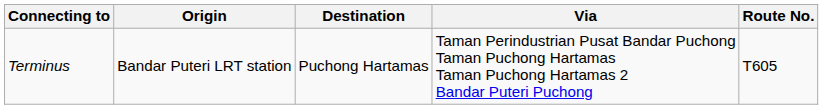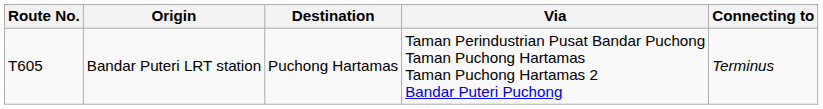columns swapped: (778, 16) <-> (59, 16)
